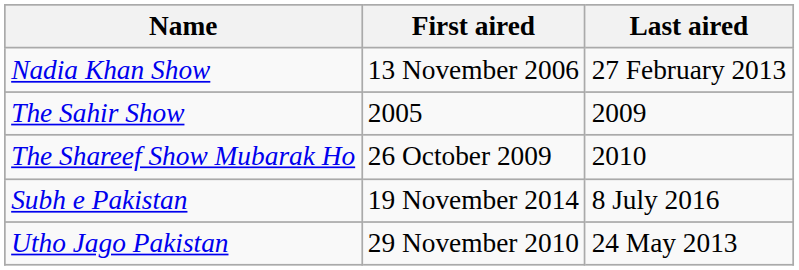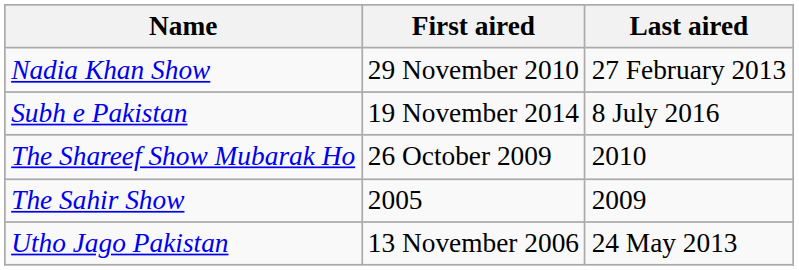(473, 69) 13 November 2006 -> (473, 69) 29 November 2010
rows swapped: (98, 112) <-> (99, 199)
(473, 243) 29 November 2010 -> (473, 243) 13 November 2006
